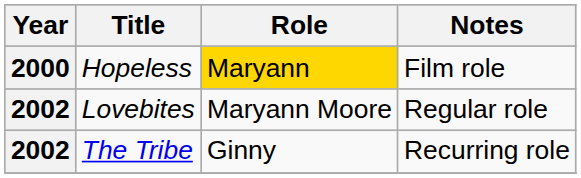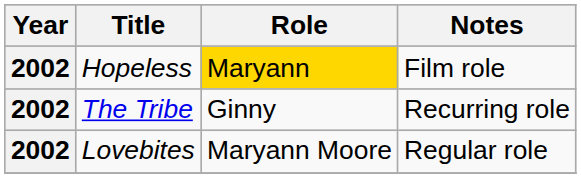(40, 67) 2000 -> (40, 67) 2002
rows swapped: (137, 151) <-> (138, 109)
